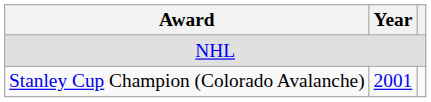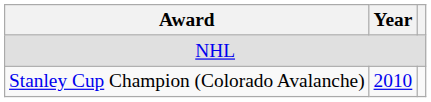(393, 81) 2001 -> (393, 81) 2010
